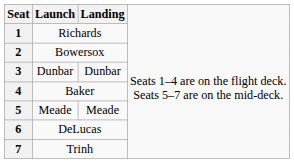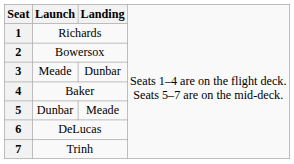(55, 71) Dunbar -> (55, 71) Meade
(55, 110) Meade -> (55, 110) Dunbar
